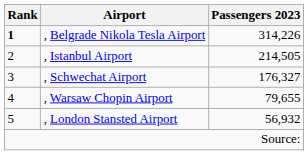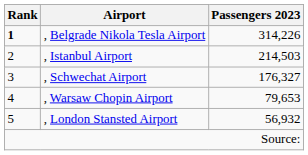(279, 56) 214,505 -> (279, 56) 214,503
(283, 98) 79,655 -> (283, 98) 79,653
